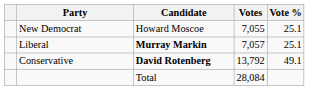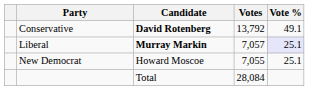rows swapped: (46, 61) <-> (50, 28)
(293, 45) no background -> (293, 45) lavender background
